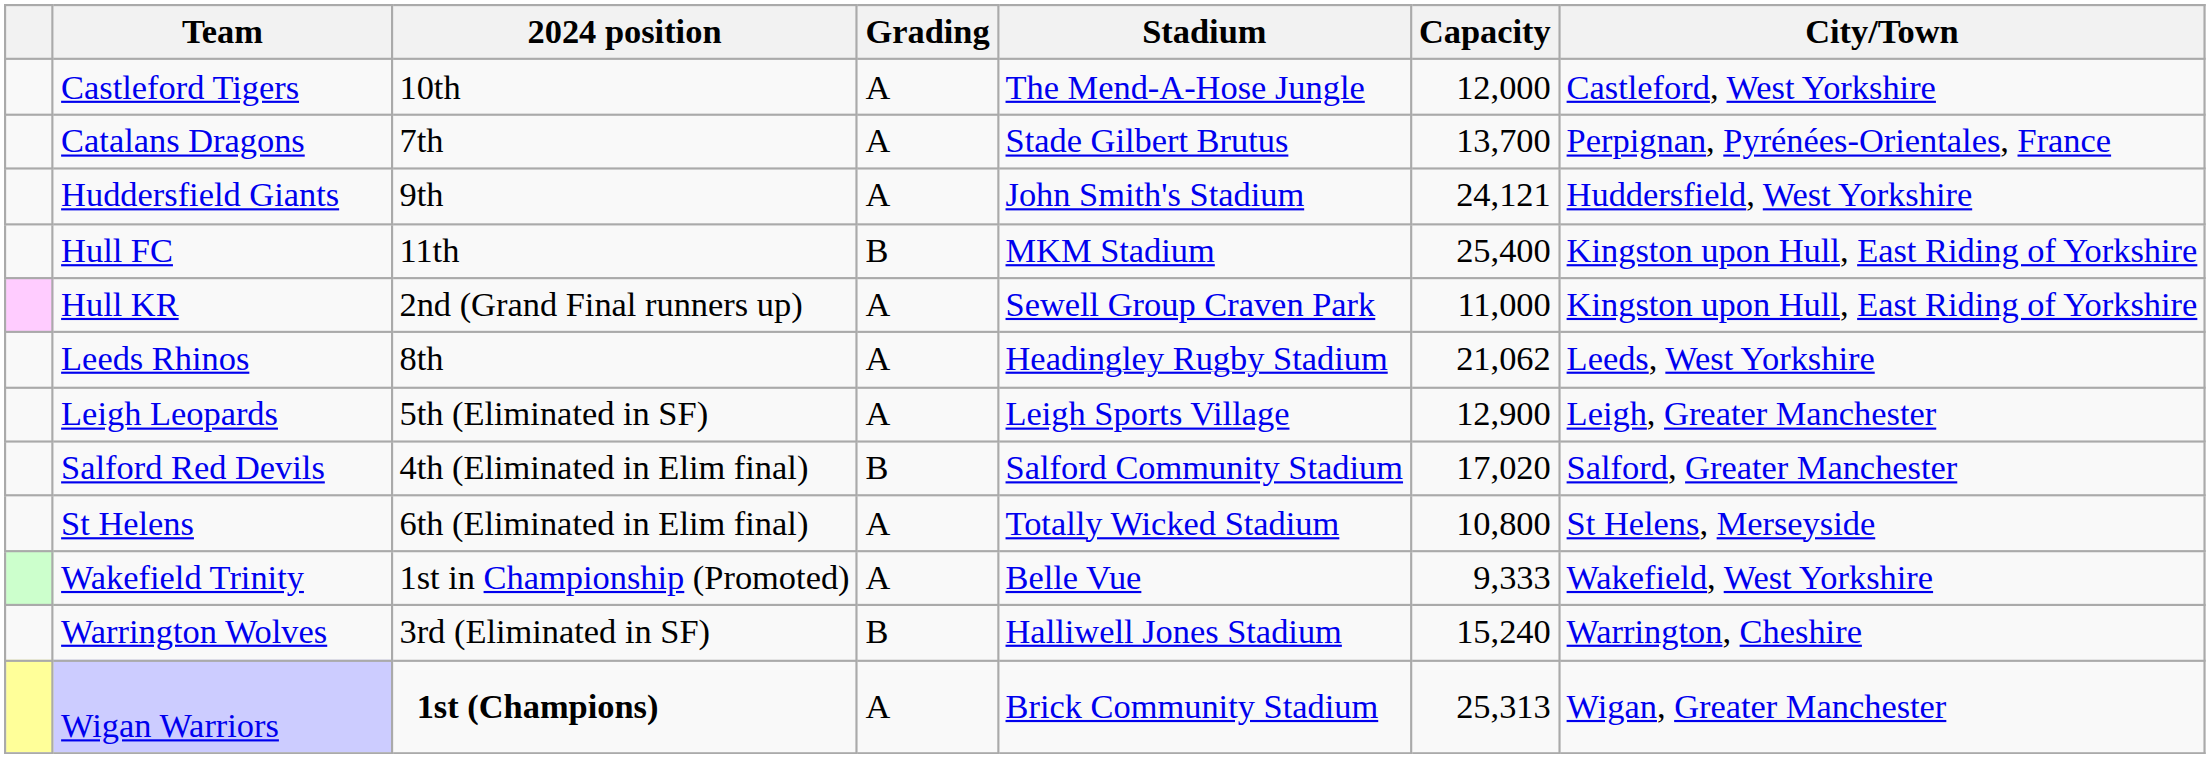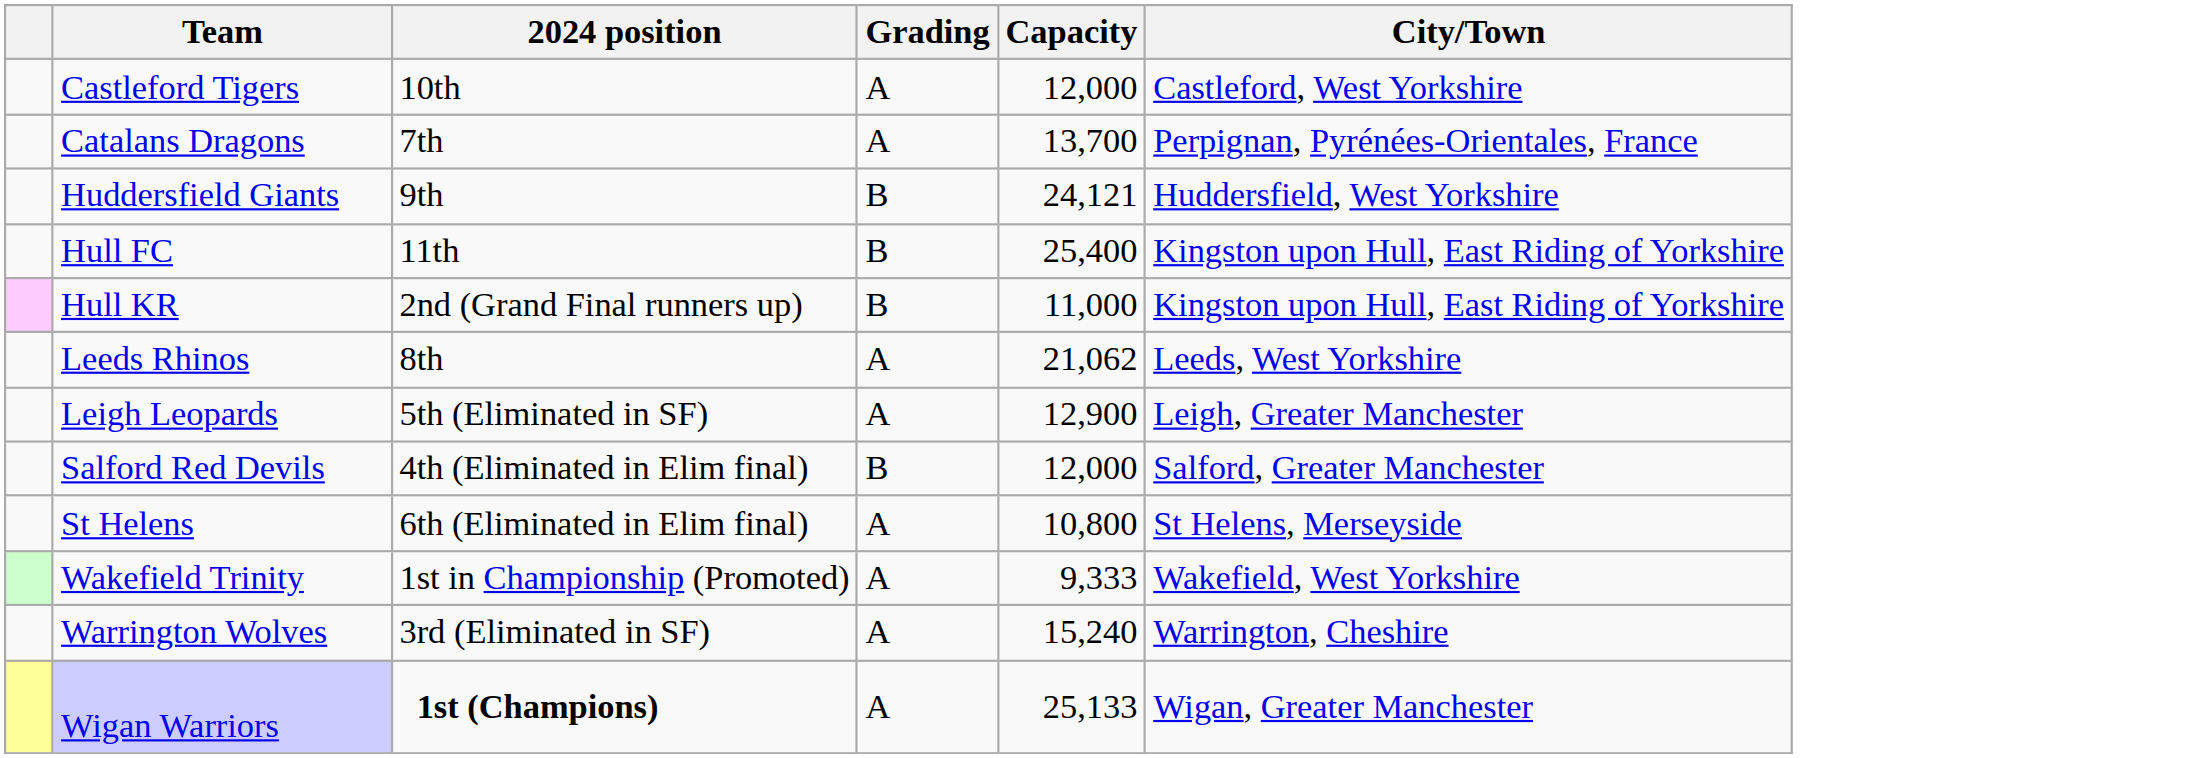- column: (1204, 31)
(878, 195) A -> (877, 195) B
(878, 304) A -> (877, 304) B
(1503, 468) 17,020 -> (1090, 468) 12,000
(877, 631) B -> (878, 631) A
(1503, 705) 25,313 -> (1090, 705) 25,133
